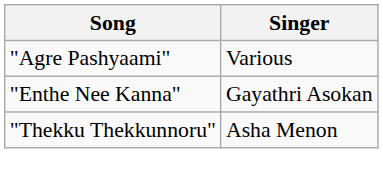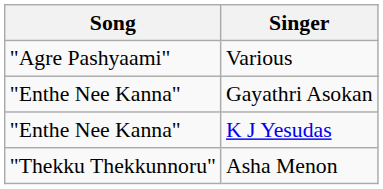+ row: (279, 130)
